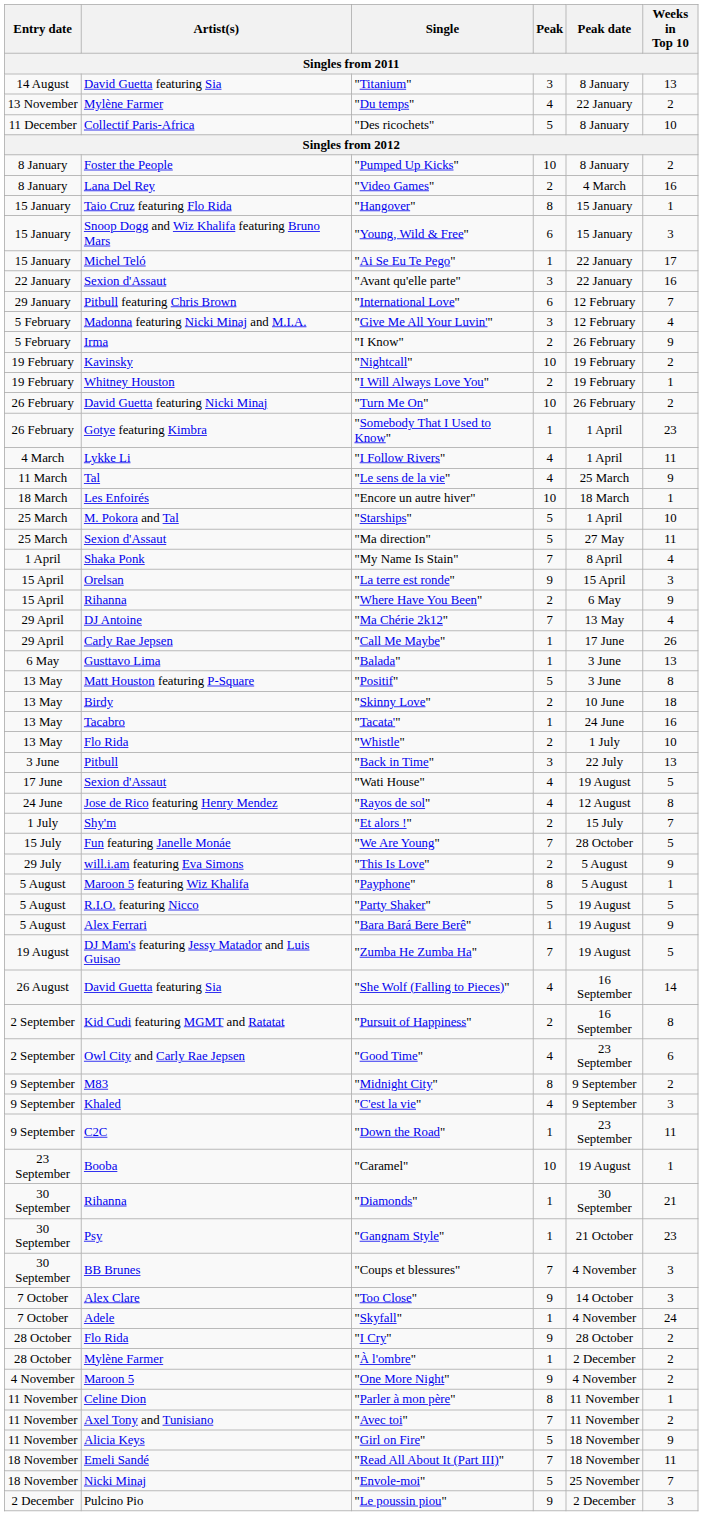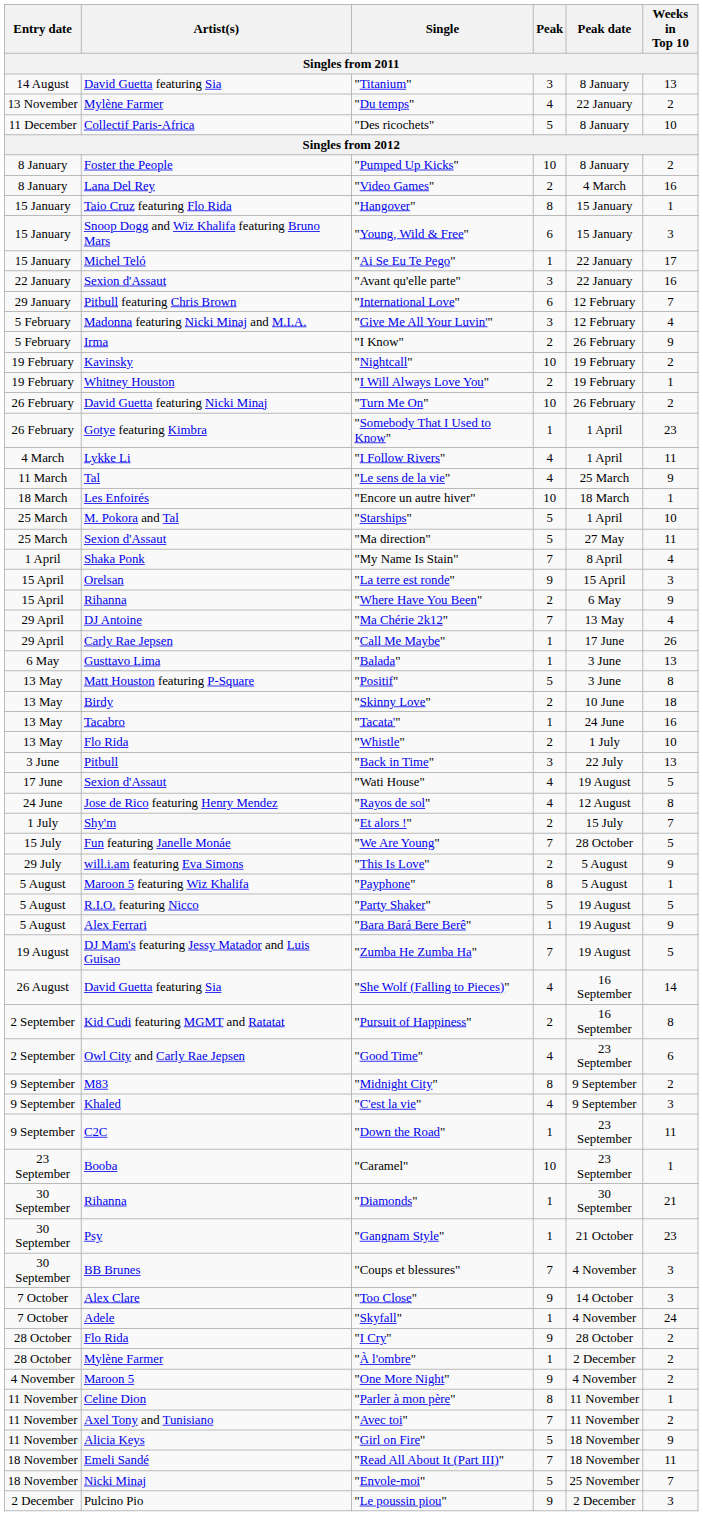(604, 1166) 19 August -> (604, 1166) 23 September
